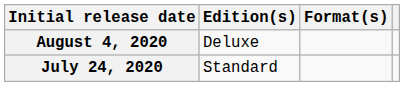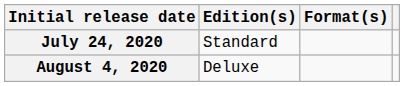rows swapped: (102, 68) <-> (102, 43)
